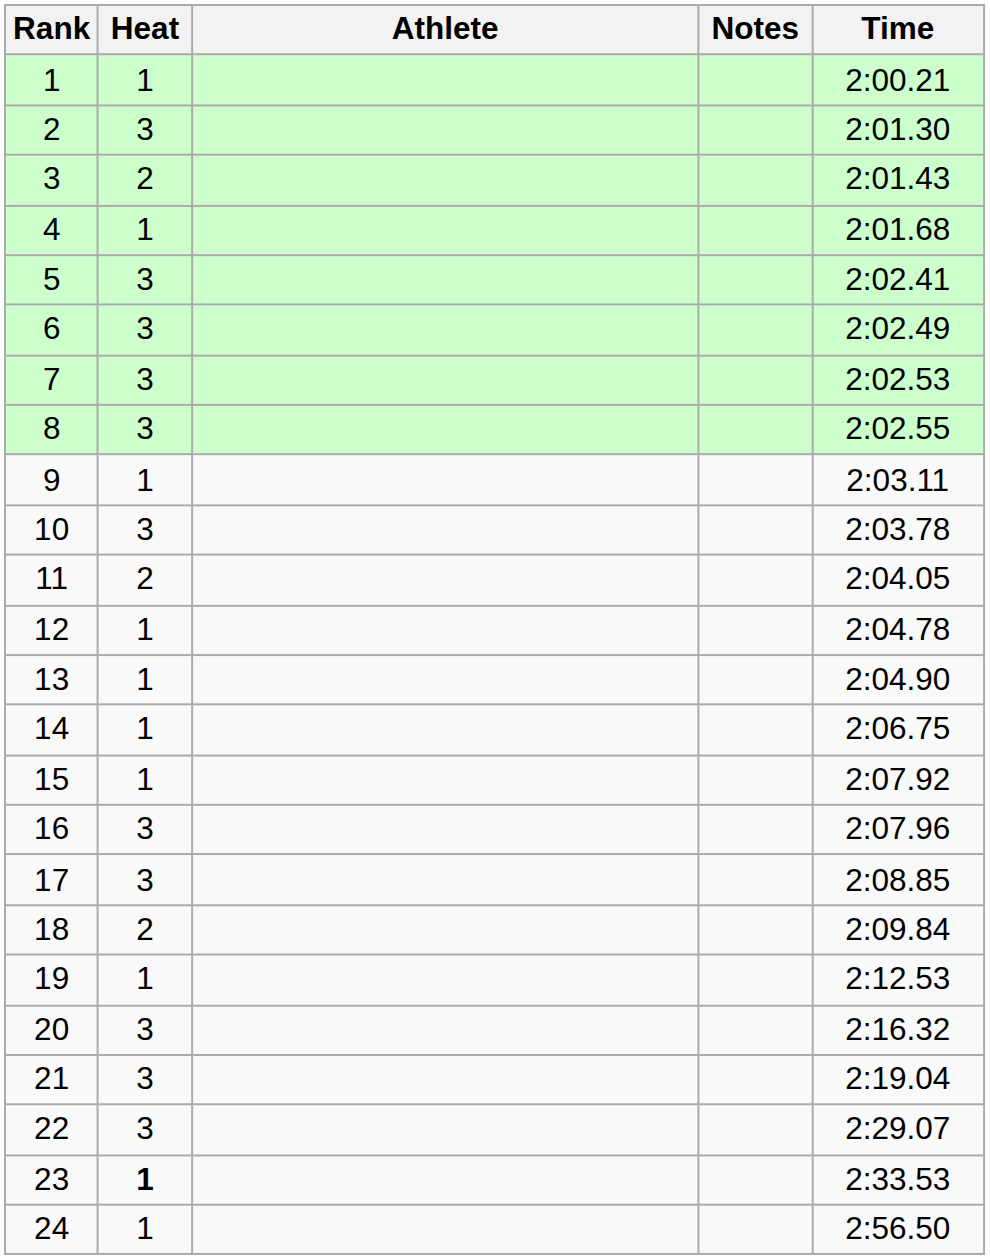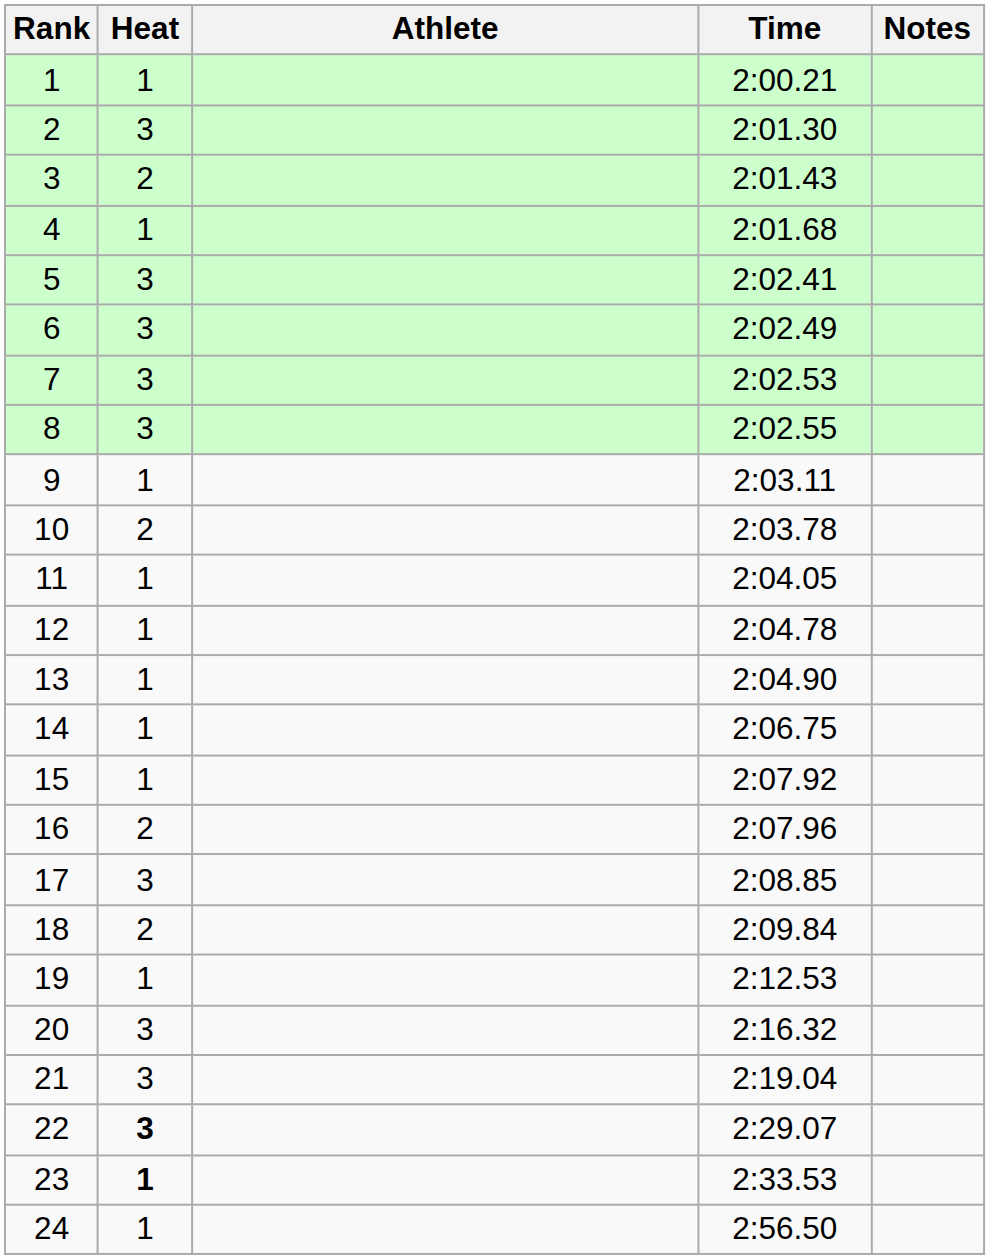columns swapped: (898, 29) <-> (755, 29)
(145, 529) 3 -> (145, 529) 2
(145, 579) 2 -> (145, 579) 1
(145, 829) 3 -> (145, 829) 2
(145, 1129) normal -> (145, 1129) bold
